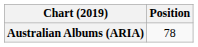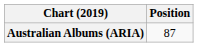(170, 32) 78 -> (170, 32) 87
